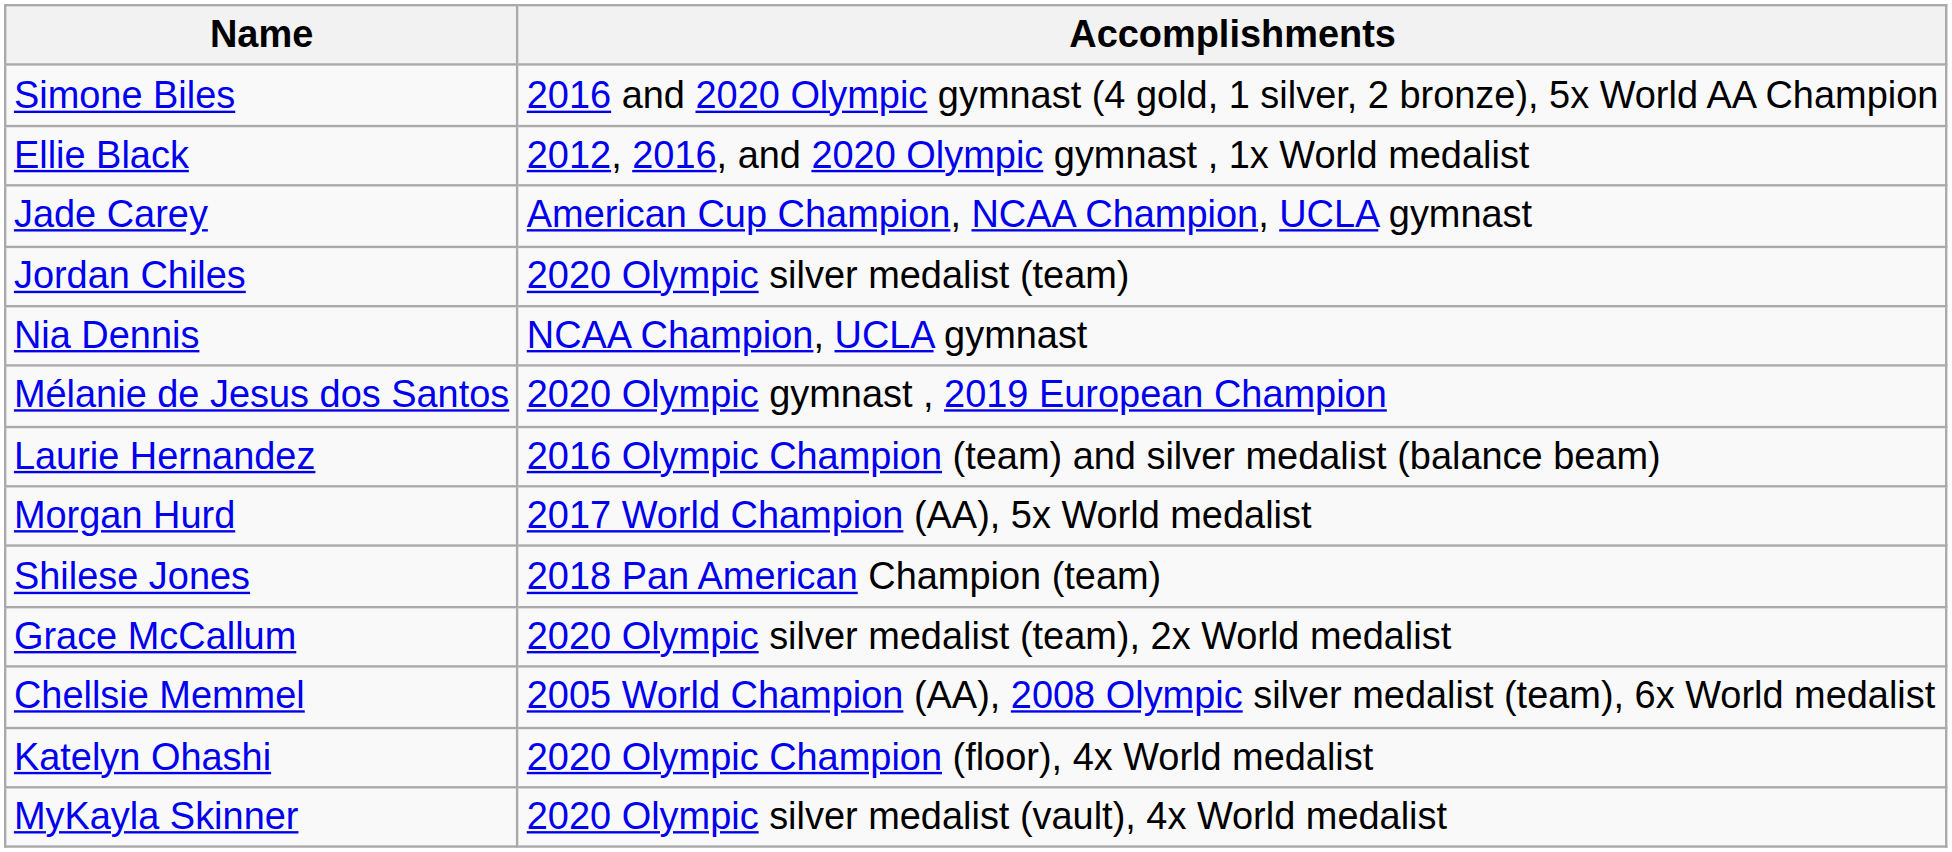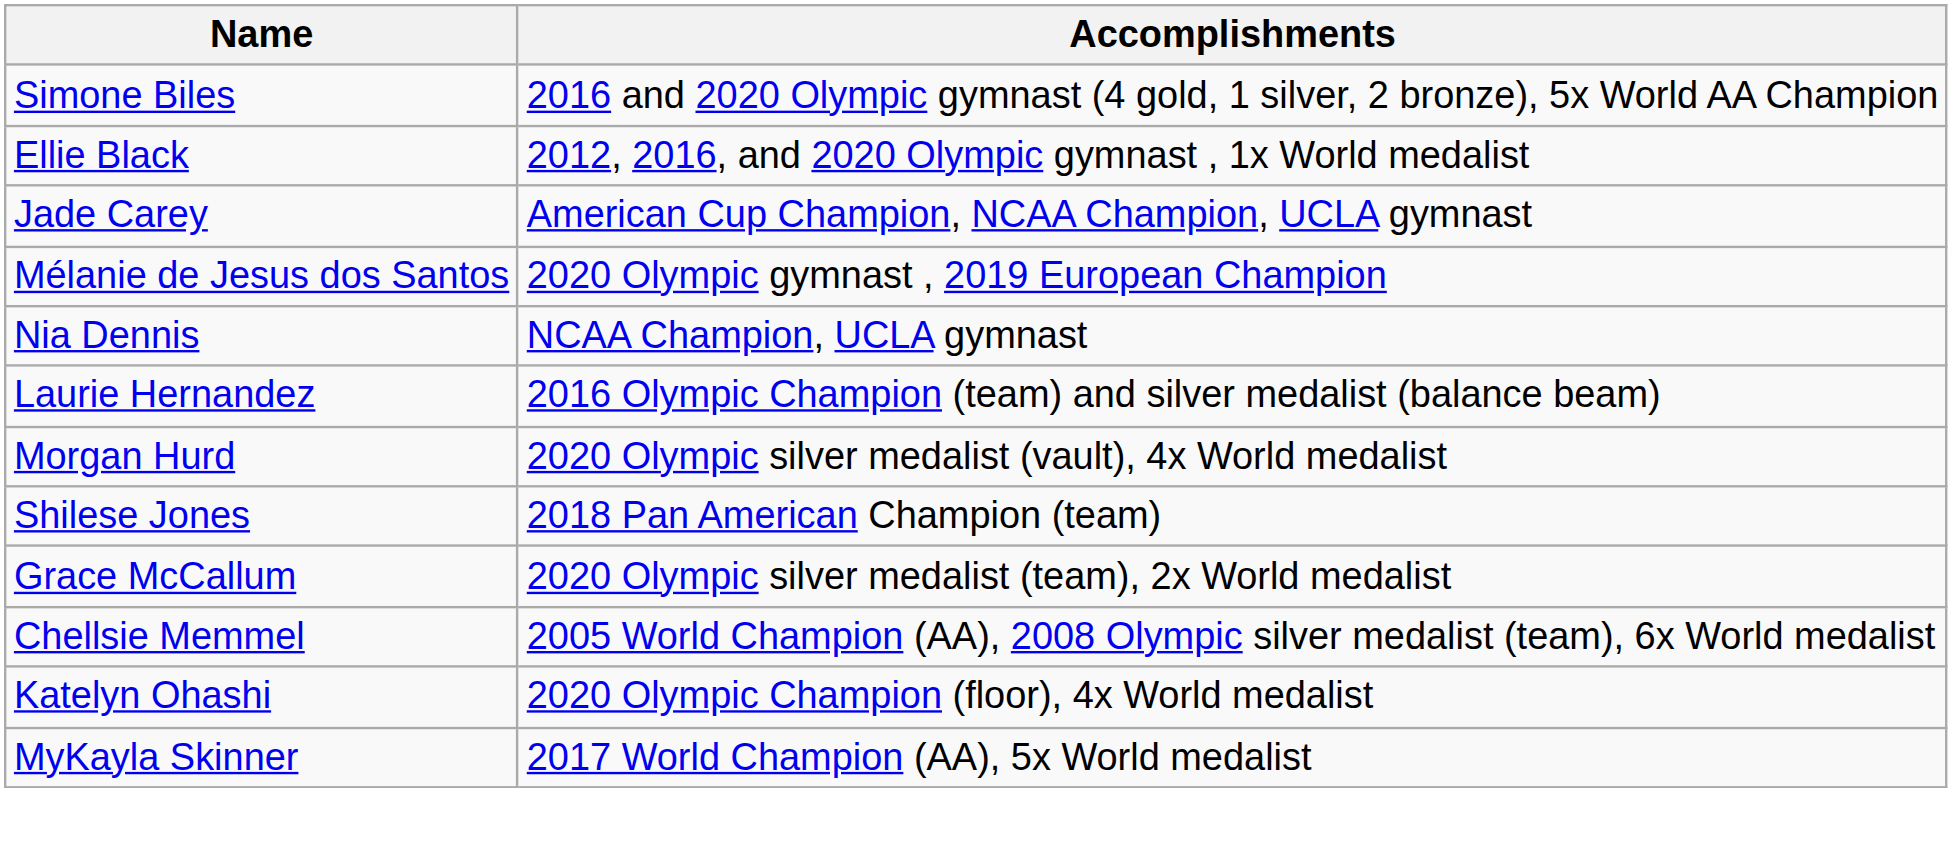- row: (130, 275)
rows swapped: (262, 395) <-> (107, 335)
(919, 515) 2017 World Champion (AA), 5x World medalist -> (987, 455) 2020 Olympic silver medalist (vault), 4x World medalist
(987, 816) 2020 Olympic silver medalist (vault), 4x World medalist -> (919, 756) 2017 World Champion (AA), 5x World medalist
